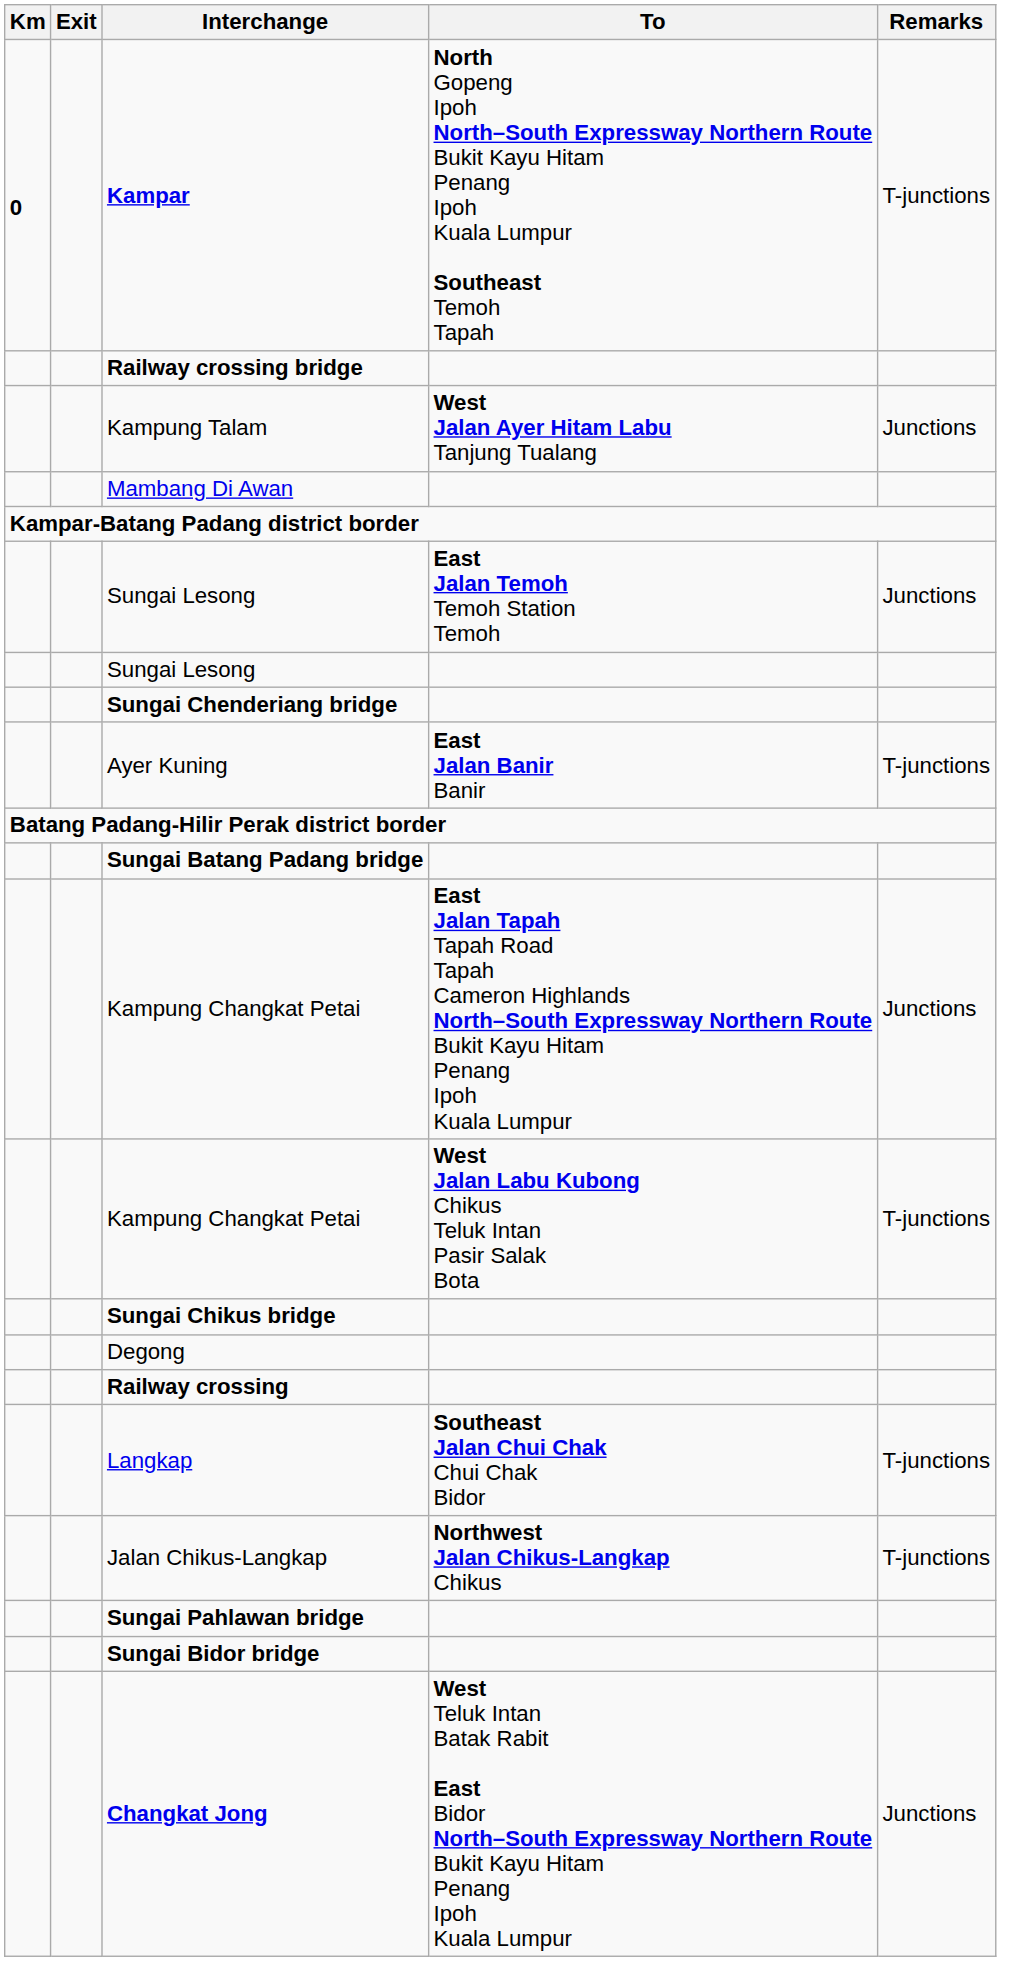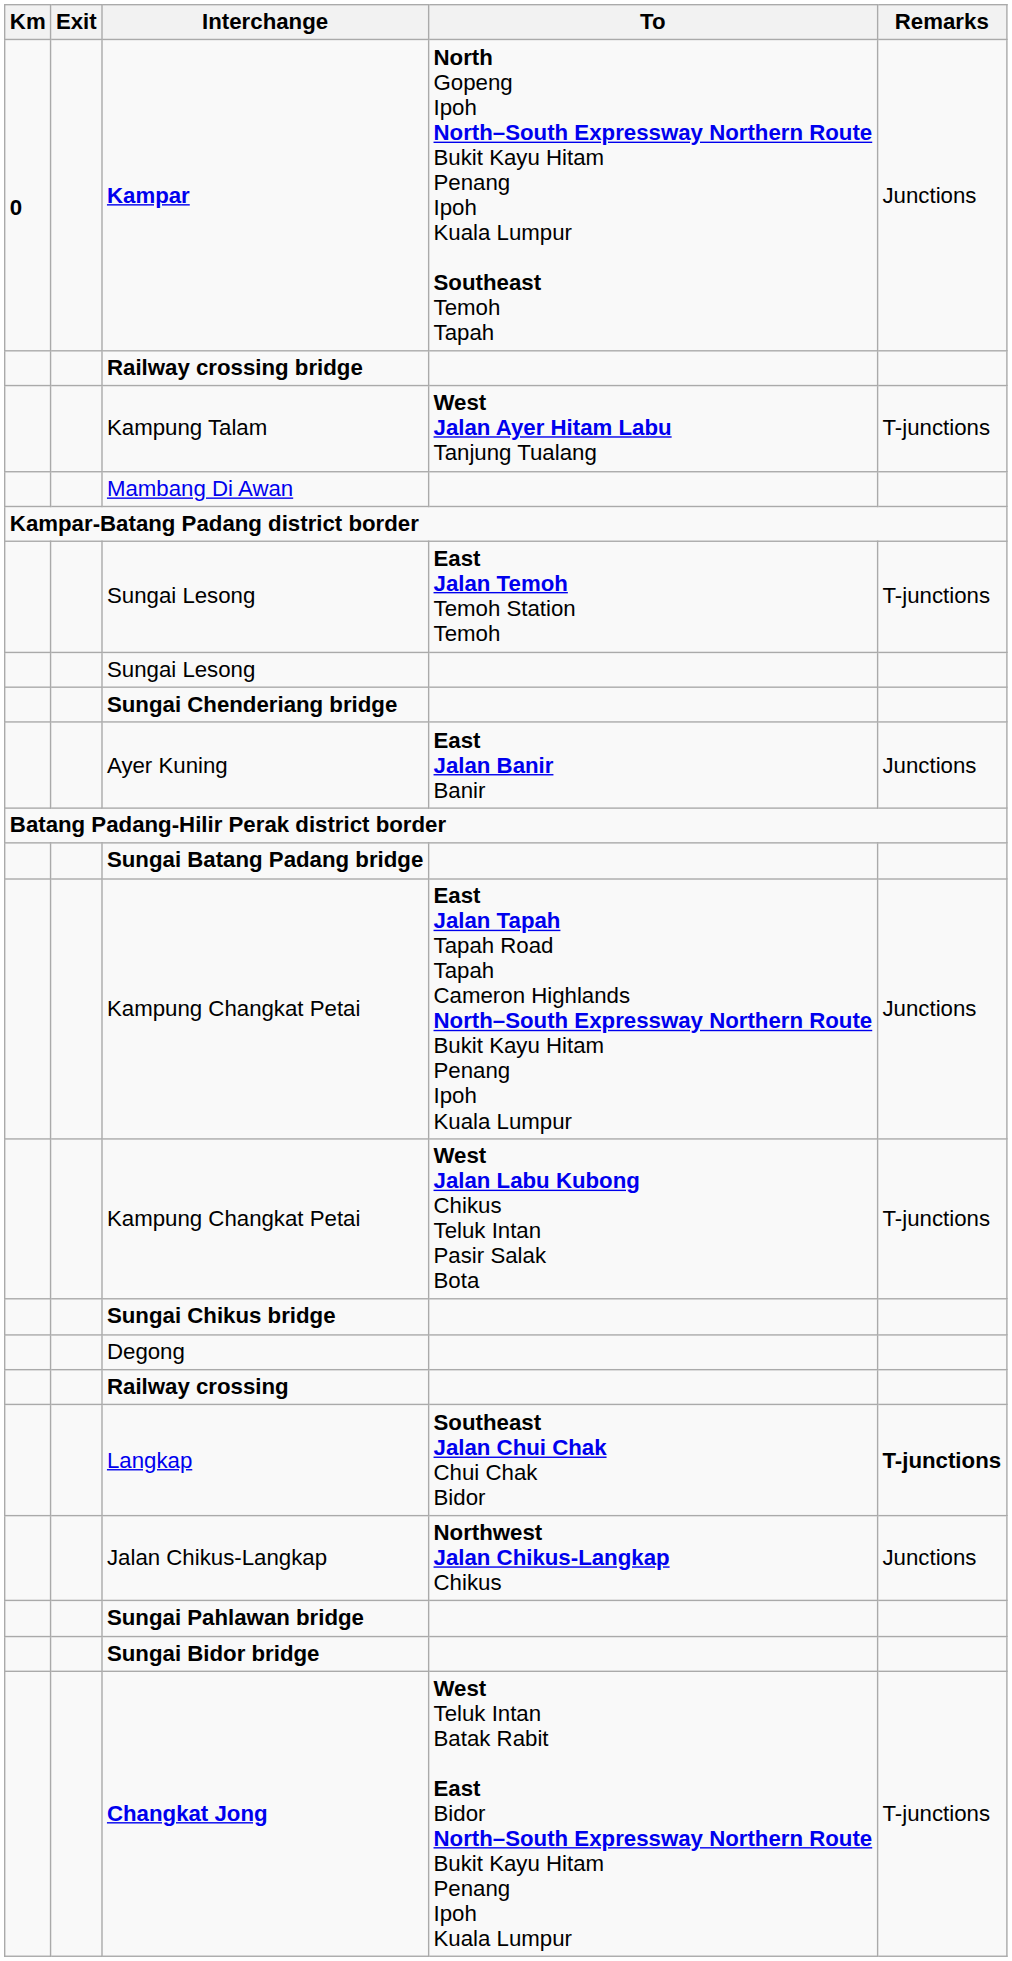(936, 195) T-junctions -> (929, 195) Junctions
(929, 428) Junctions -> (936, 428) T-junctions
(929, 596) Junctions -> (936, 596) T-junctions
(936, 764) T-junctions -> (929, 764) Junctions
(936, 1459) normal -> (942, 1459) bold
(936, 1557) T-junctions -> (929, 1557) Junctions
(929, 1813) Junctions -> (936, 1813) T-junctions
